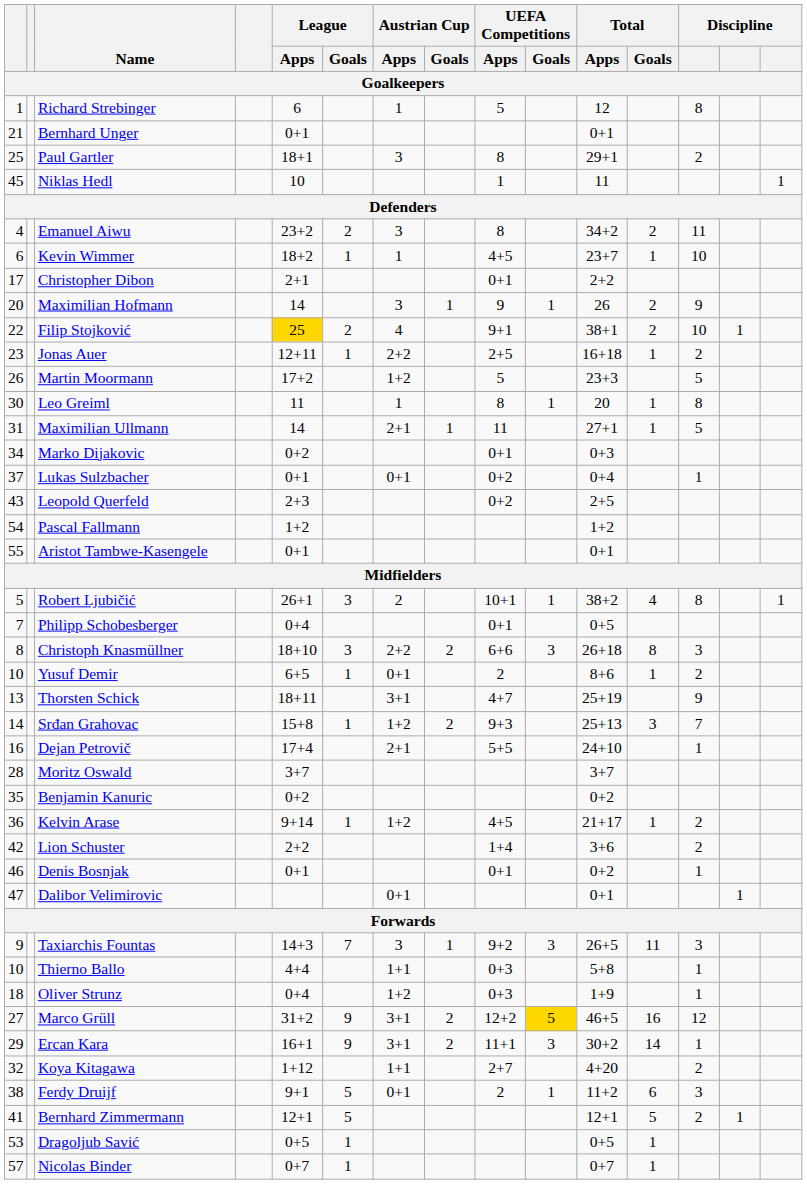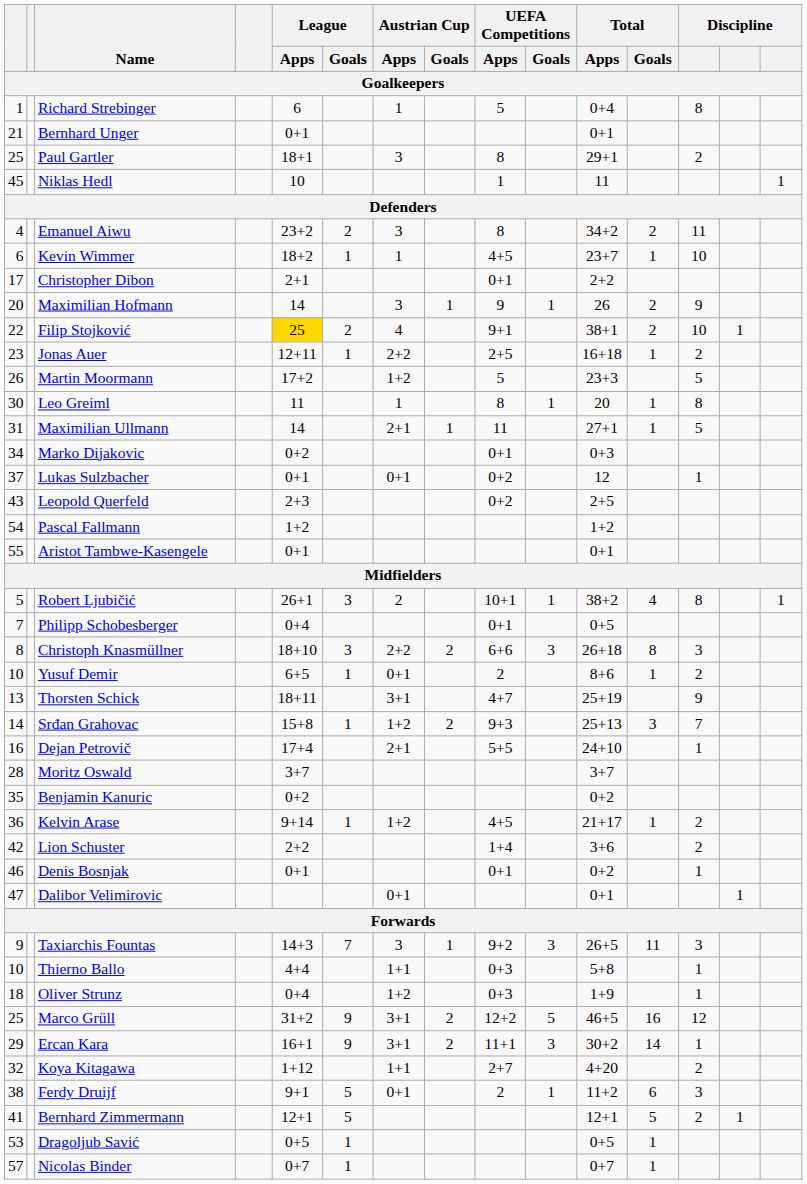(602, 108) 12 -> (602, 108) 0+4
(602, 477) 0+4 -> (602, 477) 12
(16, 1018) 27 -> (16, 1018) 25
(551, 1018) gold background -> (551, 1018) no background
